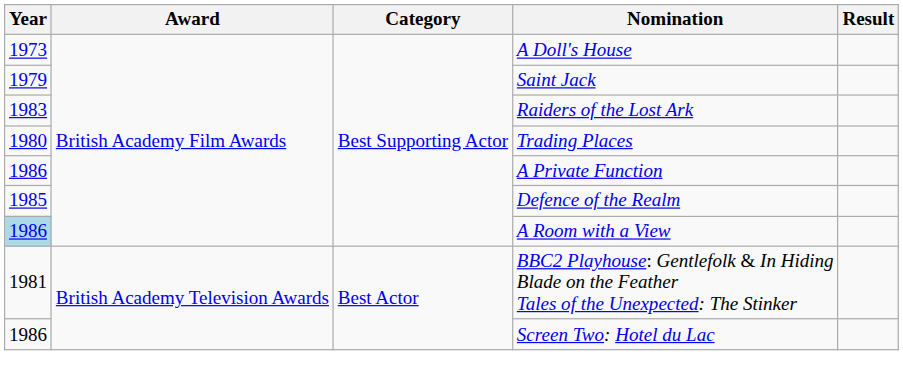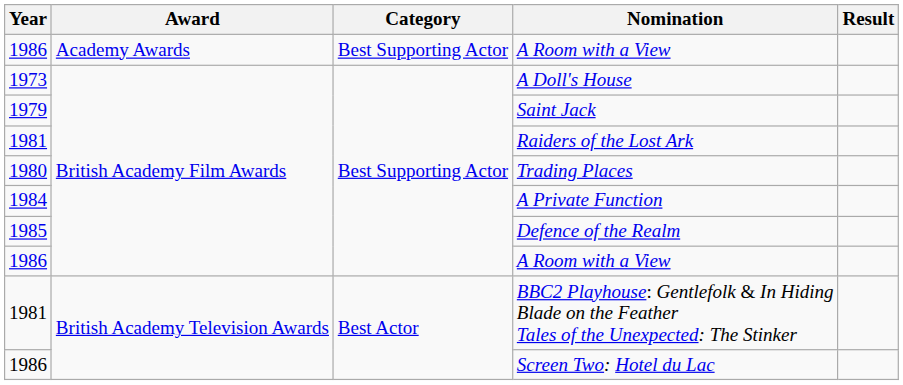+ row: (123, 49)
(28, 110) 1983 -> (28, 140) 1981
(28, 170) 1986 -> (28, 200) 1984
(28, 230) lightblue background -> (28, 261) no background
